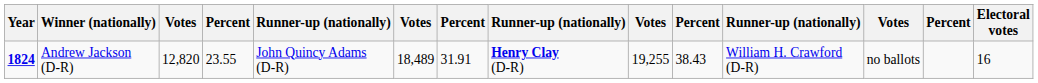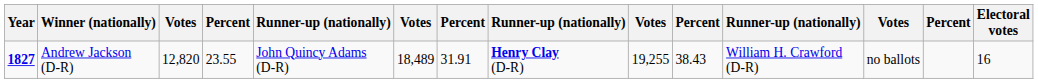(21, 59) 1824 -> (21, 59) 1827
